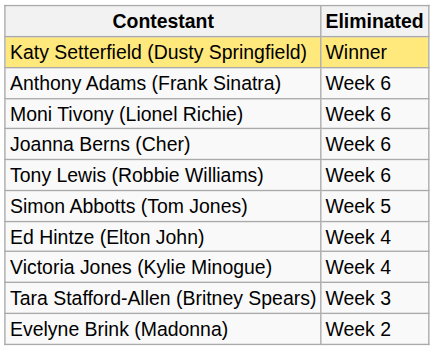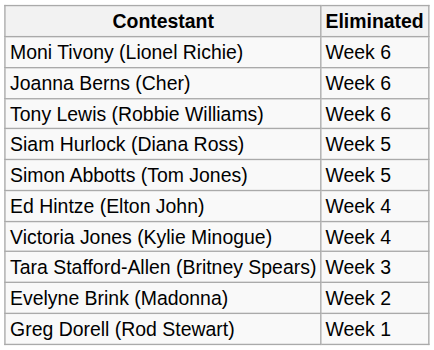- row: (159, 52)
- row: (146, 83)
+ row: (127, 144)
+ row: (122, 329)
